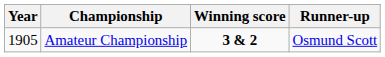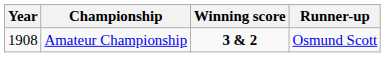(23, 39) 1905 -> (23, 39) 1908
